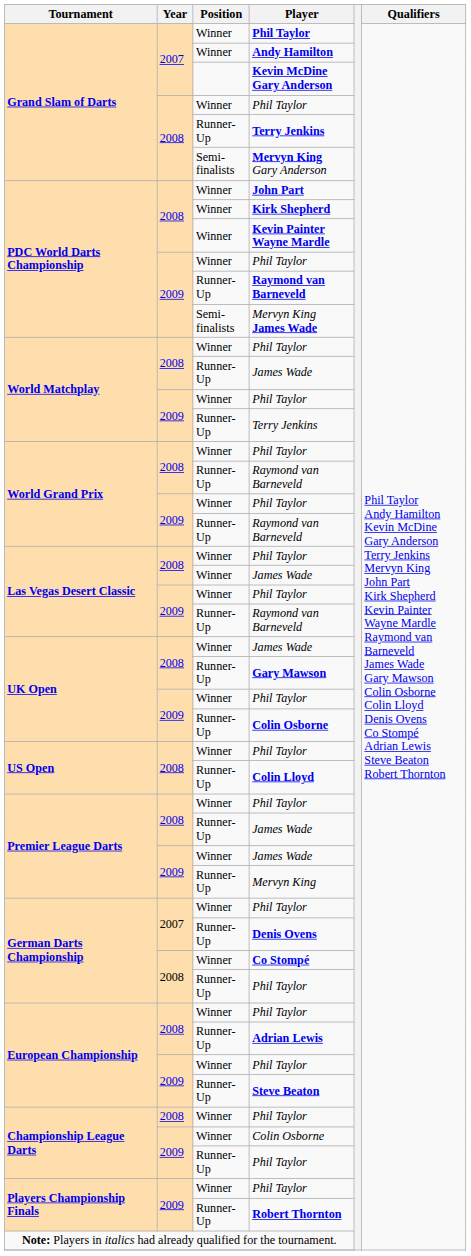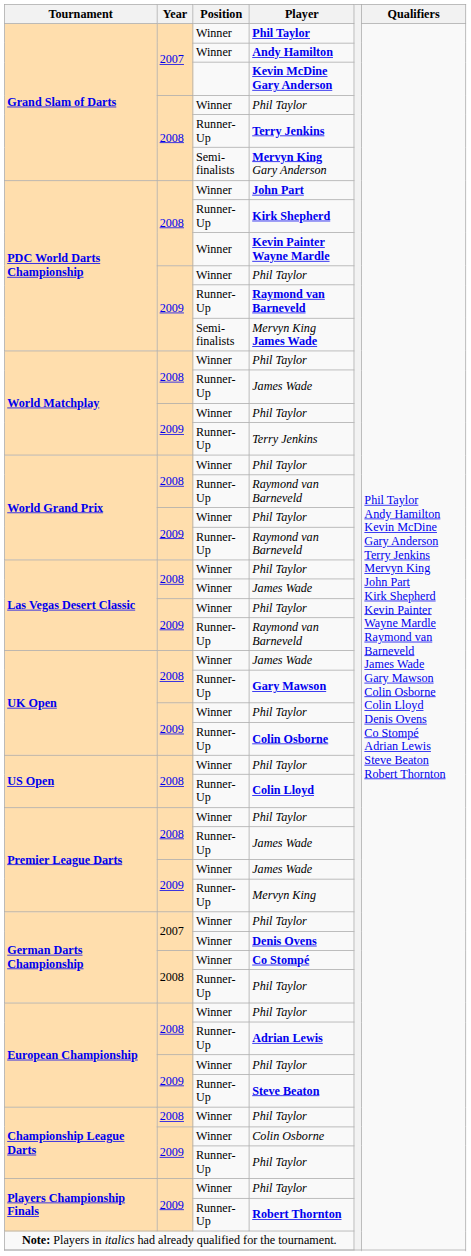(214, 209) Winner -> (216, 216) Runner-Up
(216, 934) Runner-Up -> (214, 940) Winner
